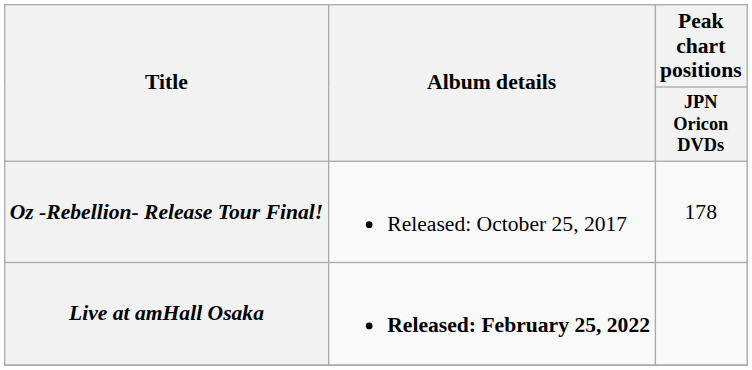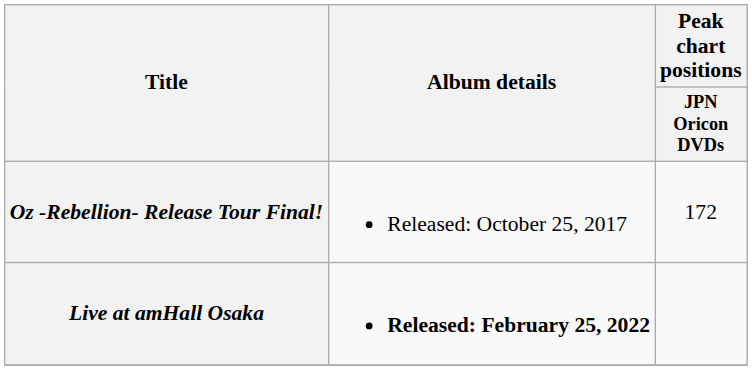(701, 211) 178 -> (701, 211) 172
